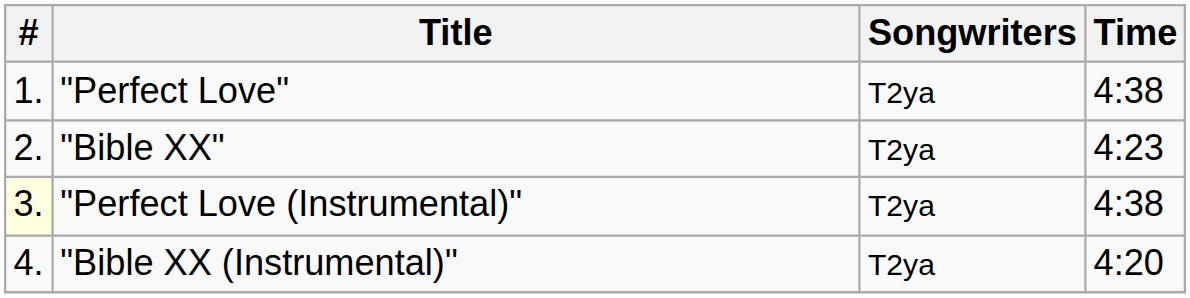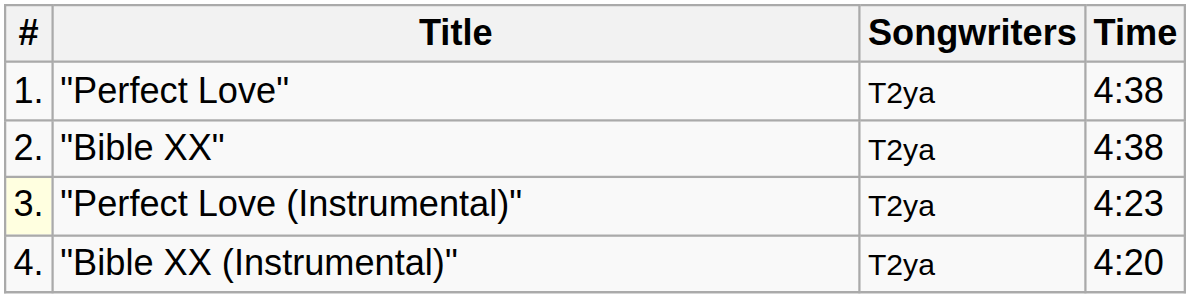(1129, 147) 4:23 -> (1129, 147) 4:38
(1129, 205) 4:38 -> (1129, 205) 4:23
